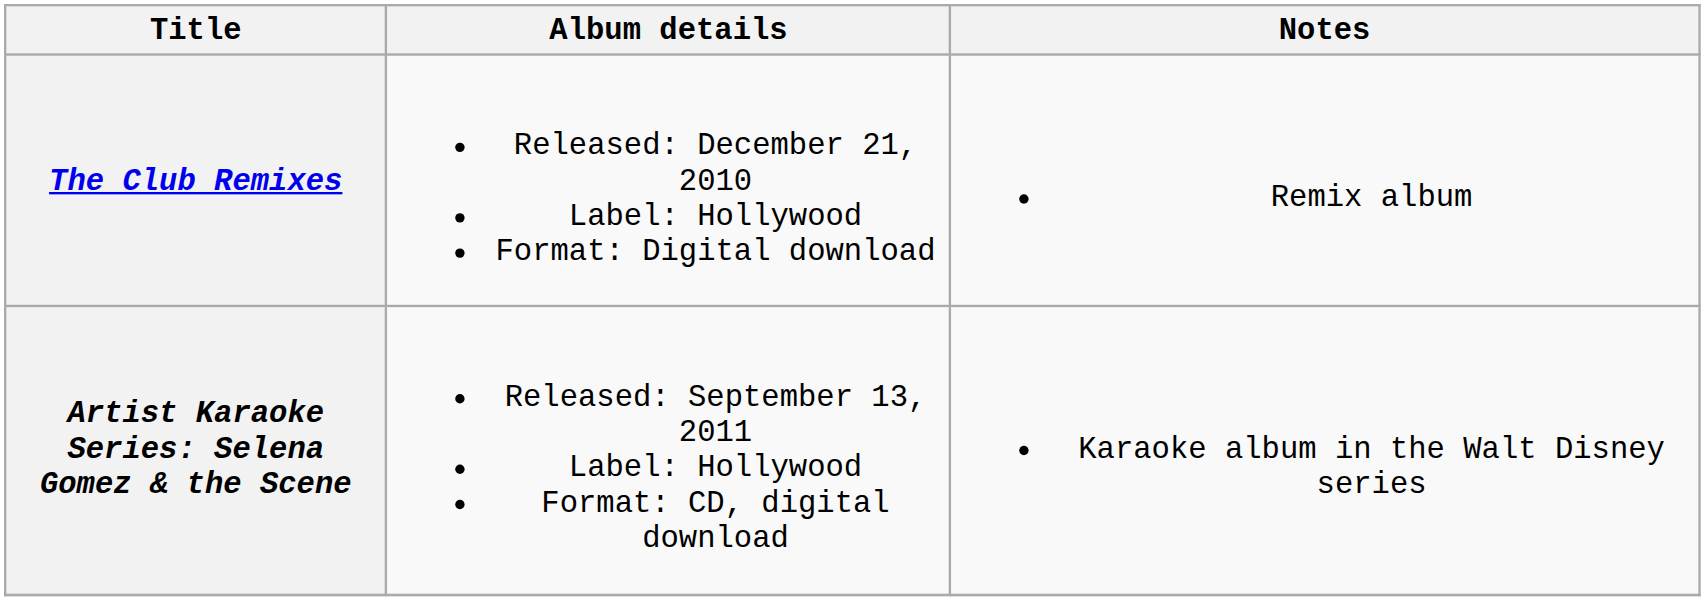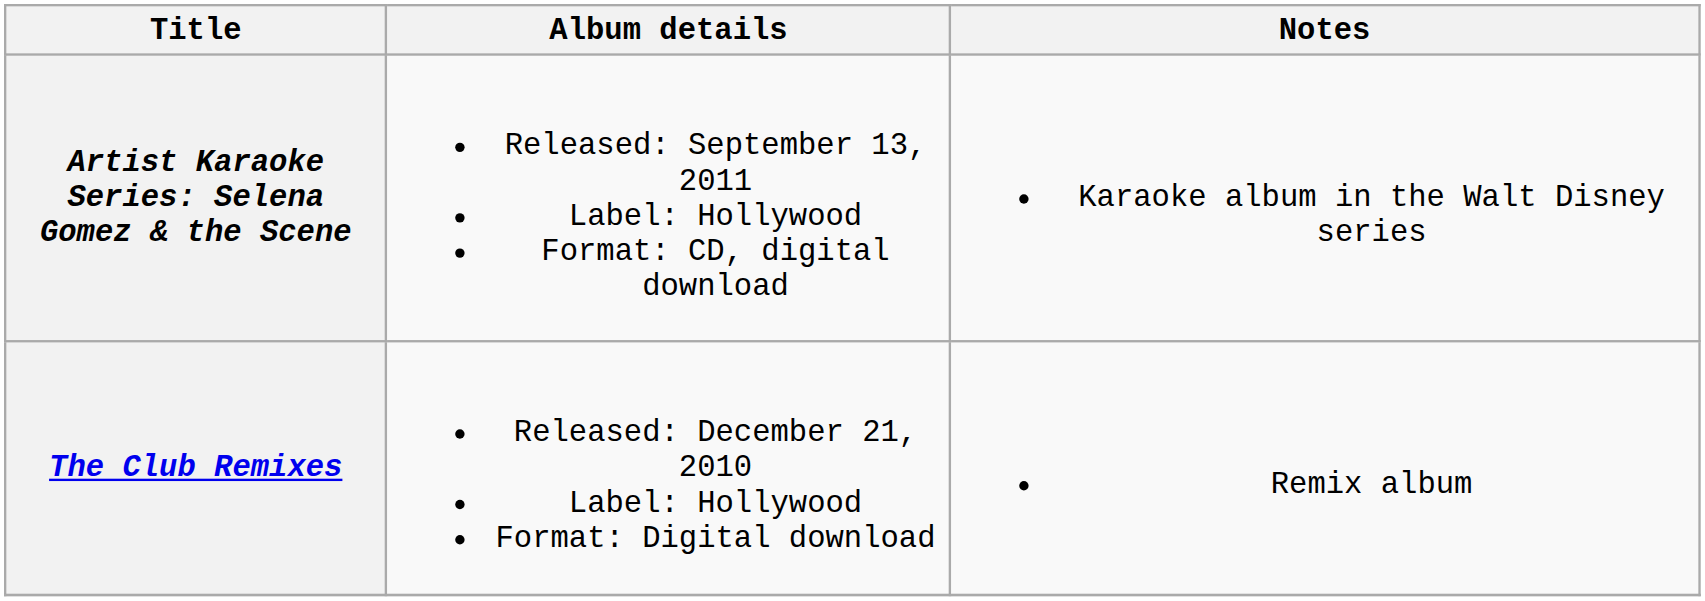rows swapped: (196, 181) <-> (196, 450)
